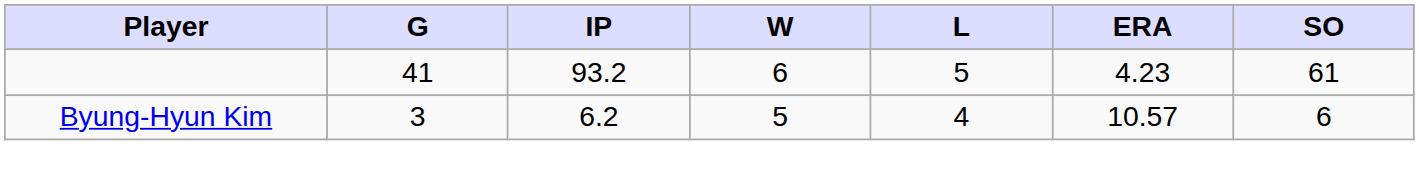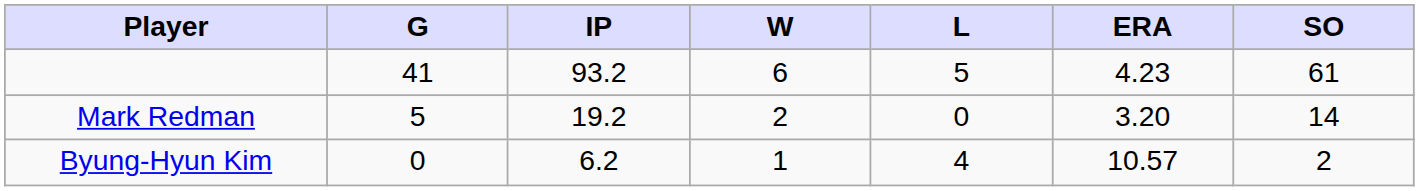+ row: (166, 116)
(418, 116) 3 -> (418, 161) 0
(780, 116) 5 -> (780, 161) 1
(1324, 116) 6 -> (1324, 161) 2
